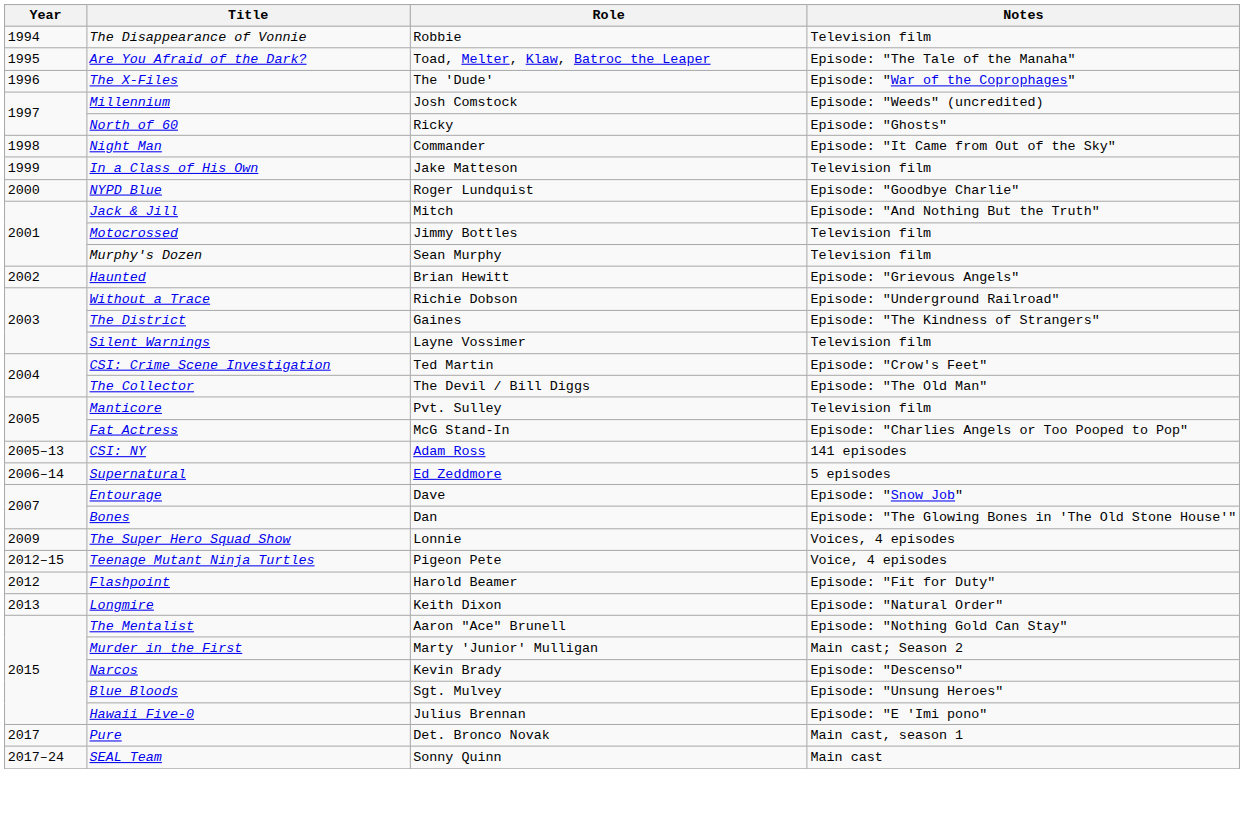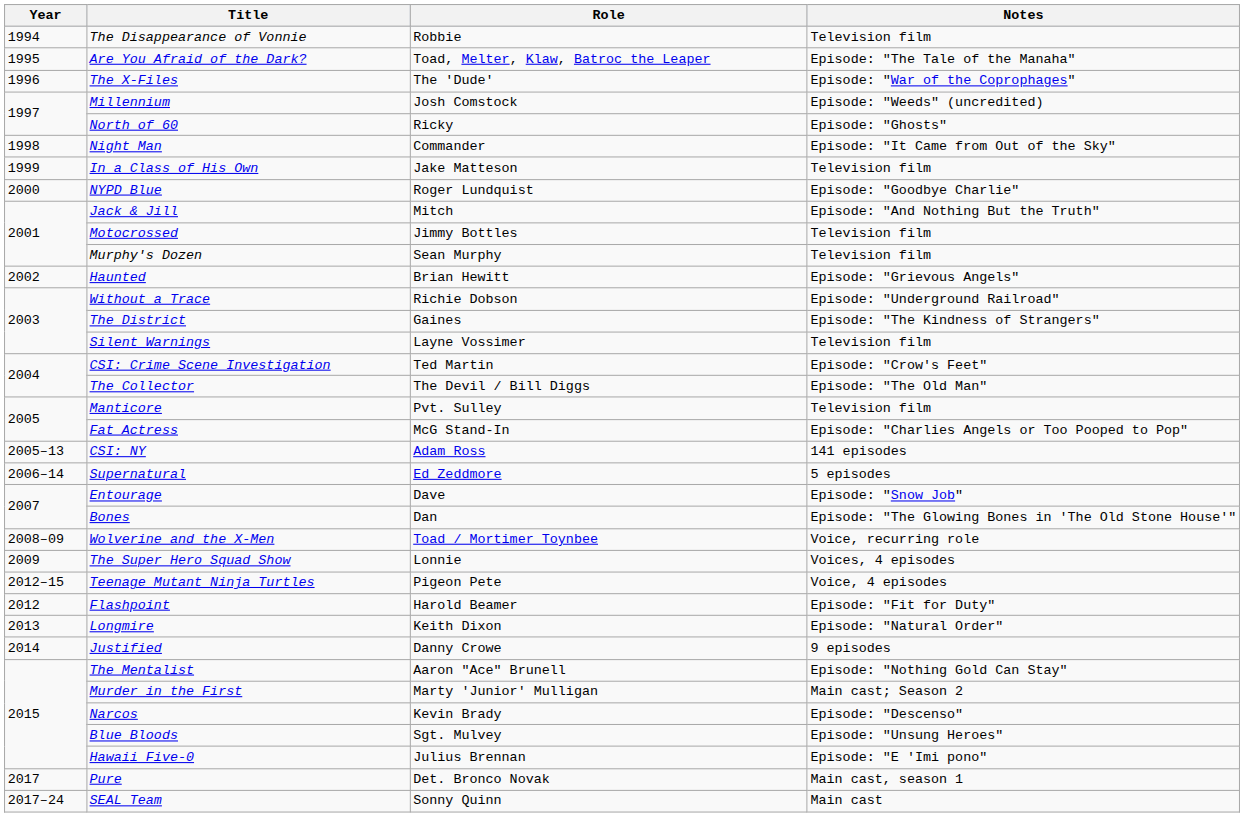+ row: (182, 539)
+ row: (126, 648)
